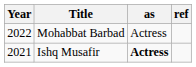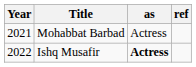(19, 33) 2022 -> (19, 33) 2021
(19, 52) 2021 -> (19, 52) 2022
